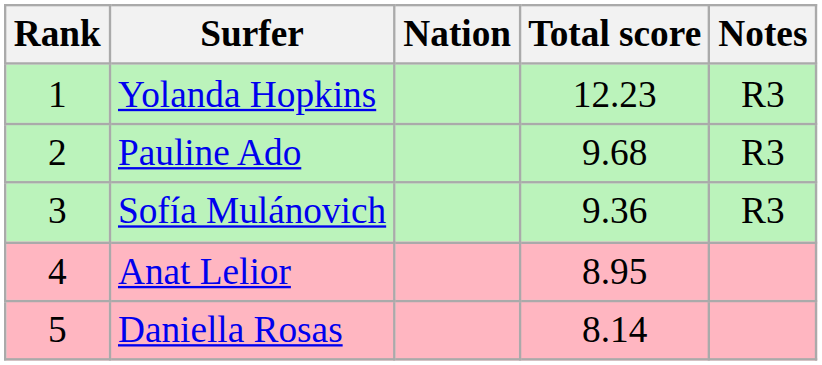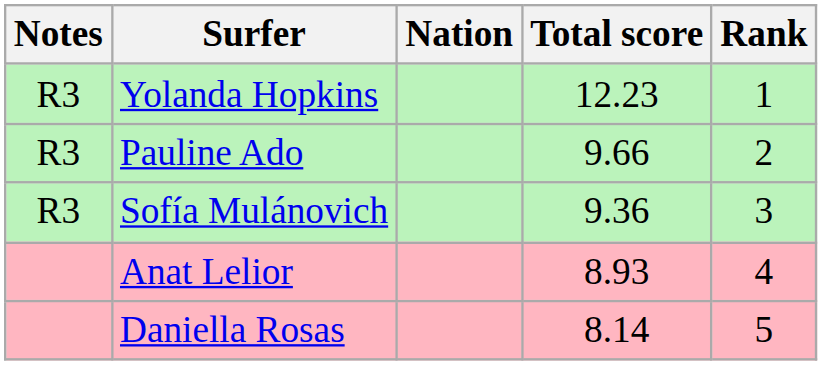columns swapped: (57, 34) <-> (763, 34)
(615, 152) 9.68 -> (617, 152) 9.66
(615, 270) 8.95 -> (617, 270) 8.93
